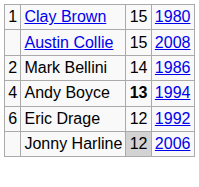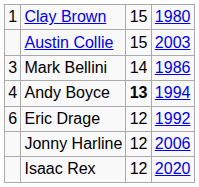(173, 42) 2008 -> (173, 42) 2003
(13, 67) 2 -> (13, 67) 3
(139, 144) lightgrey background -> (139, 144) no background
+ row: (60, 169)
